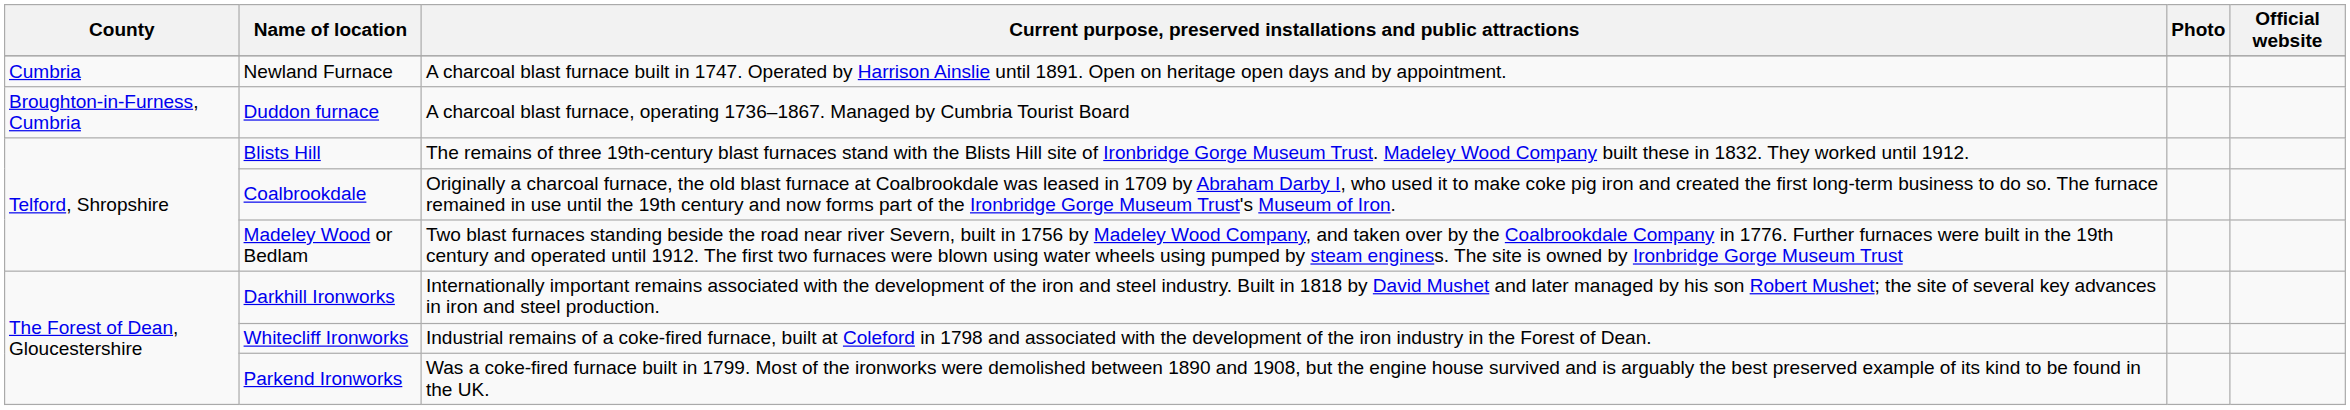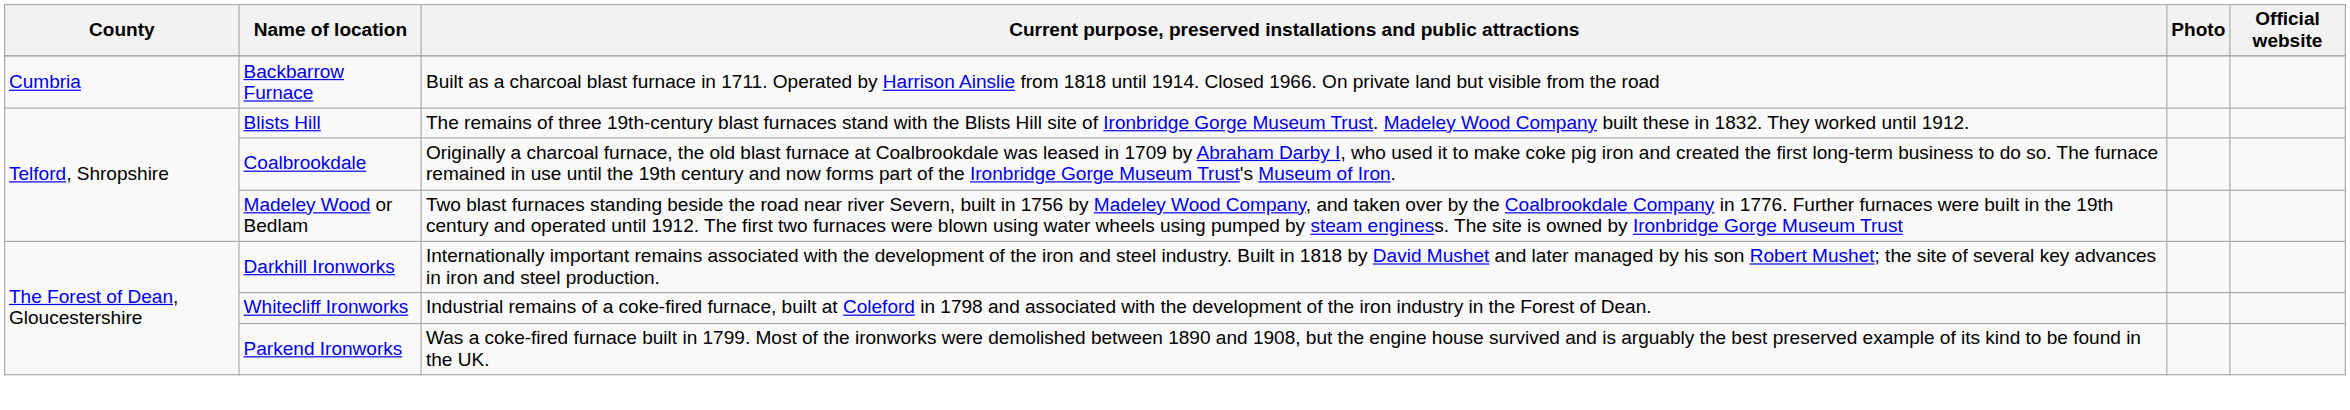- row: (318, 71)
+ row: (294, 81)
- row: (311, 112)
